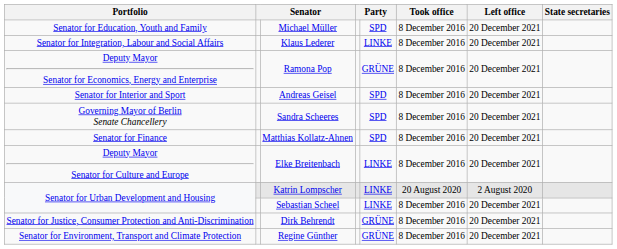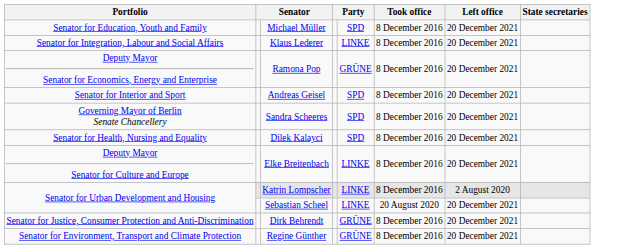- row: (308, 137)
+ row: (297, 137)
(432, 190) 20 August 2020 -> (409, 190) 8 December 2016
(432, 205) 8 December 2016 -> (409, 205) 20 August 2020
